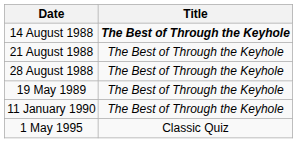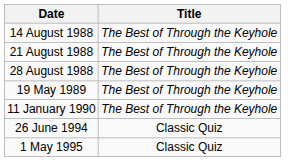(196, 33) bold -> (189, 33) normal
+ row: (51, 128)
